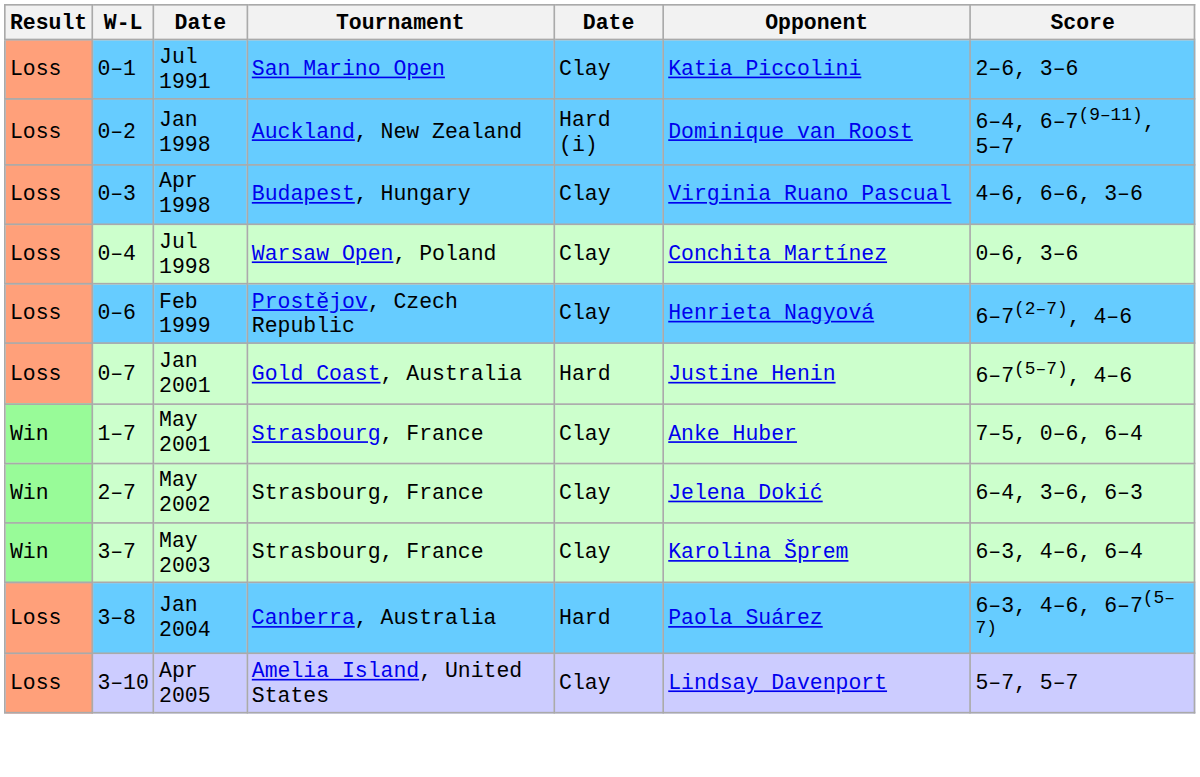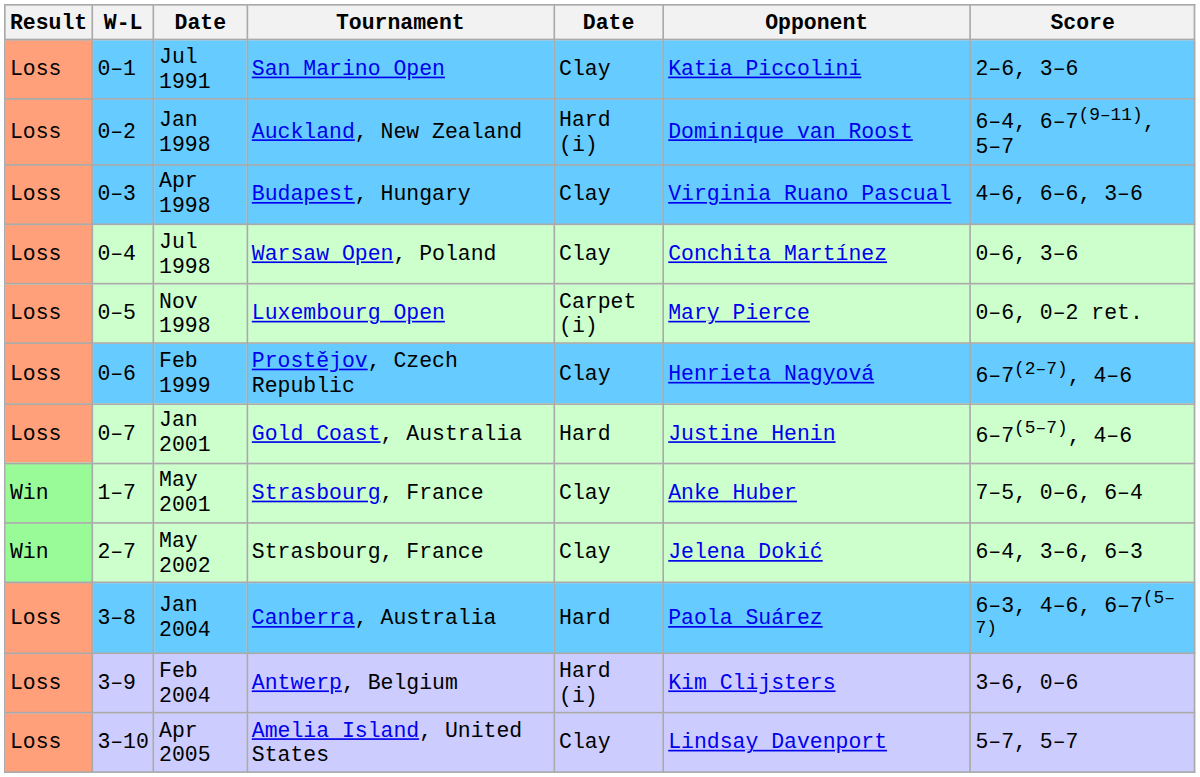+ row: (185, 314)
- row: (185, 553)
+ row: (185, 683)
